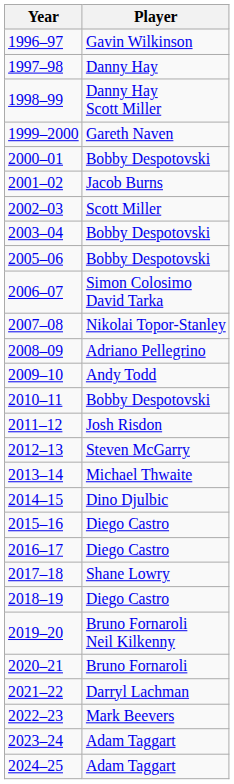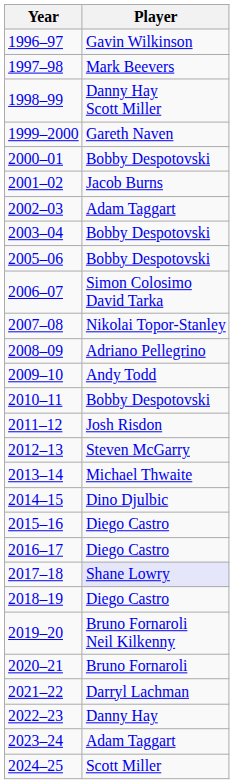(122, 66) Danny Hay -> (130, 66) Mark Beevers
(124, 208) Scott Miller -> (131, 208) Adam Taggart
(128, 574) no background -> (128, 574) lavender background
(130, 716) Mark Beevers -> (122, 716) Danny Hay
(131, 766) Adam Taggart -> (124, 766) Scott Miller
